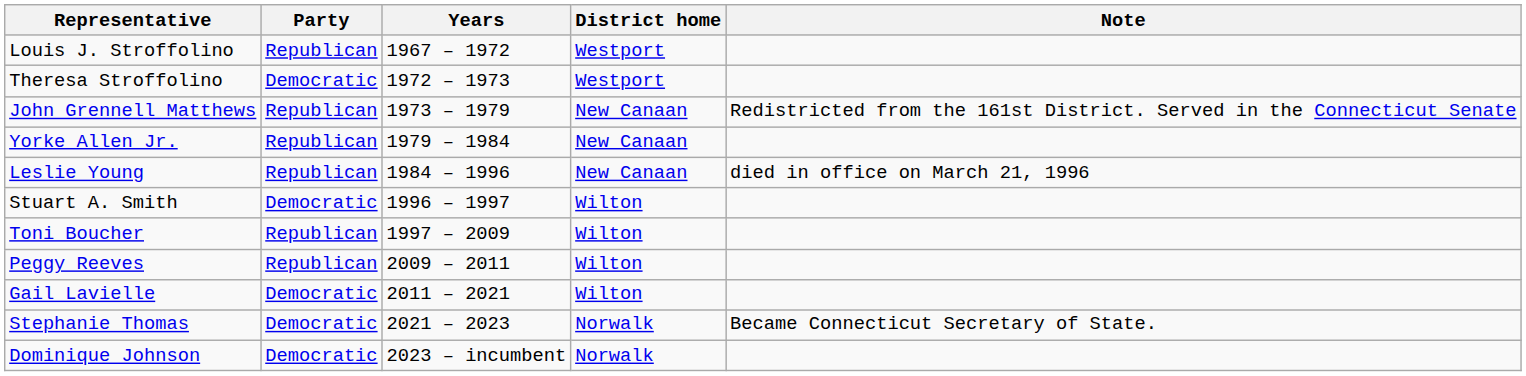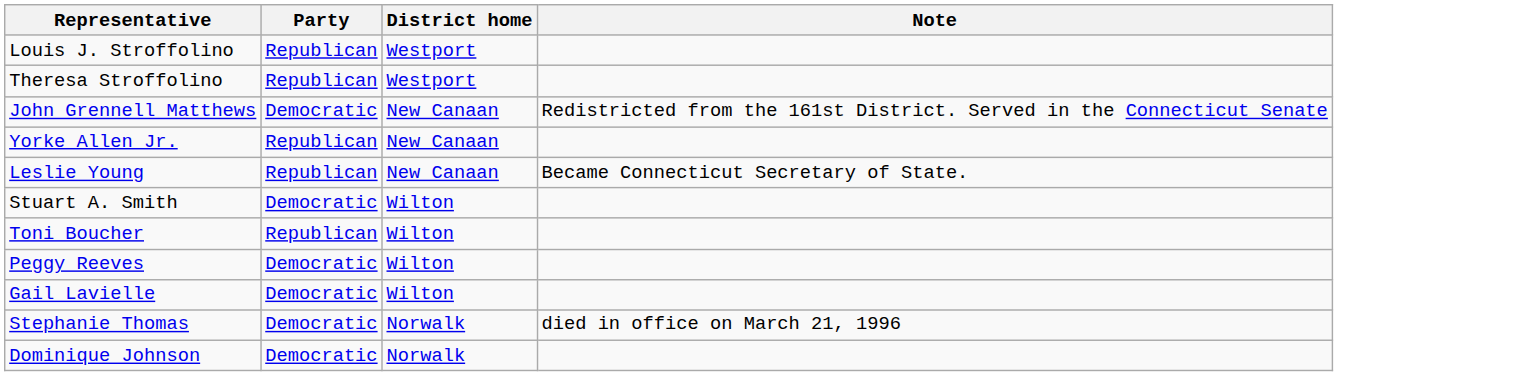- column: (476, 20)
(321, 81) Democratic -> (321, 81) Republican
(321, 112) Republican -> (321, 112) Democratic
(910, 173) died in office on March 21, 1996 -> (755, 173) Became Connecticut Secretary of State.
(321, 264) Republican -> (321, 264) Democratic
(944, 325) Became Connecticut Secretary of State. -> (721, 325) died in office on March 21, 1996
